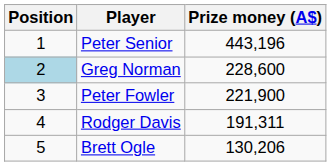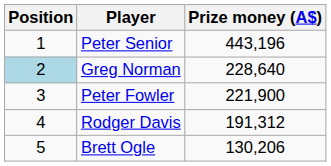(255, 69) 228,600 -> (255, 69) 228,640
(255, 122) 191,311 -> (255, 122) 191,312
